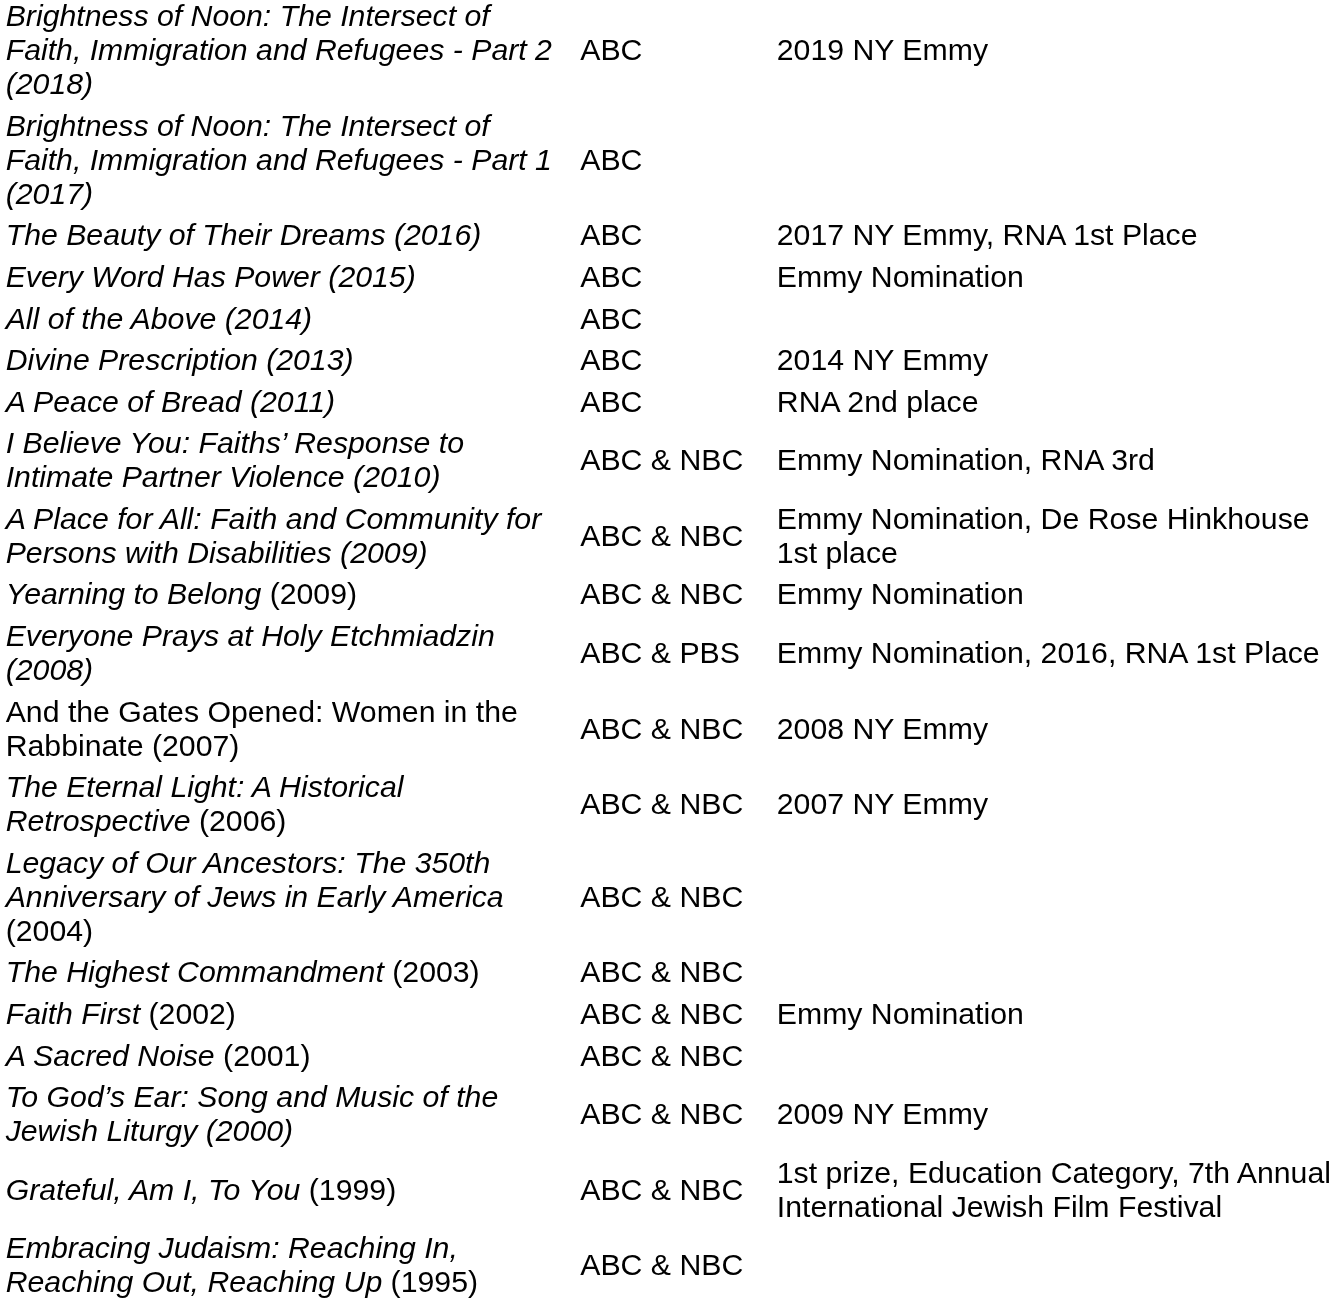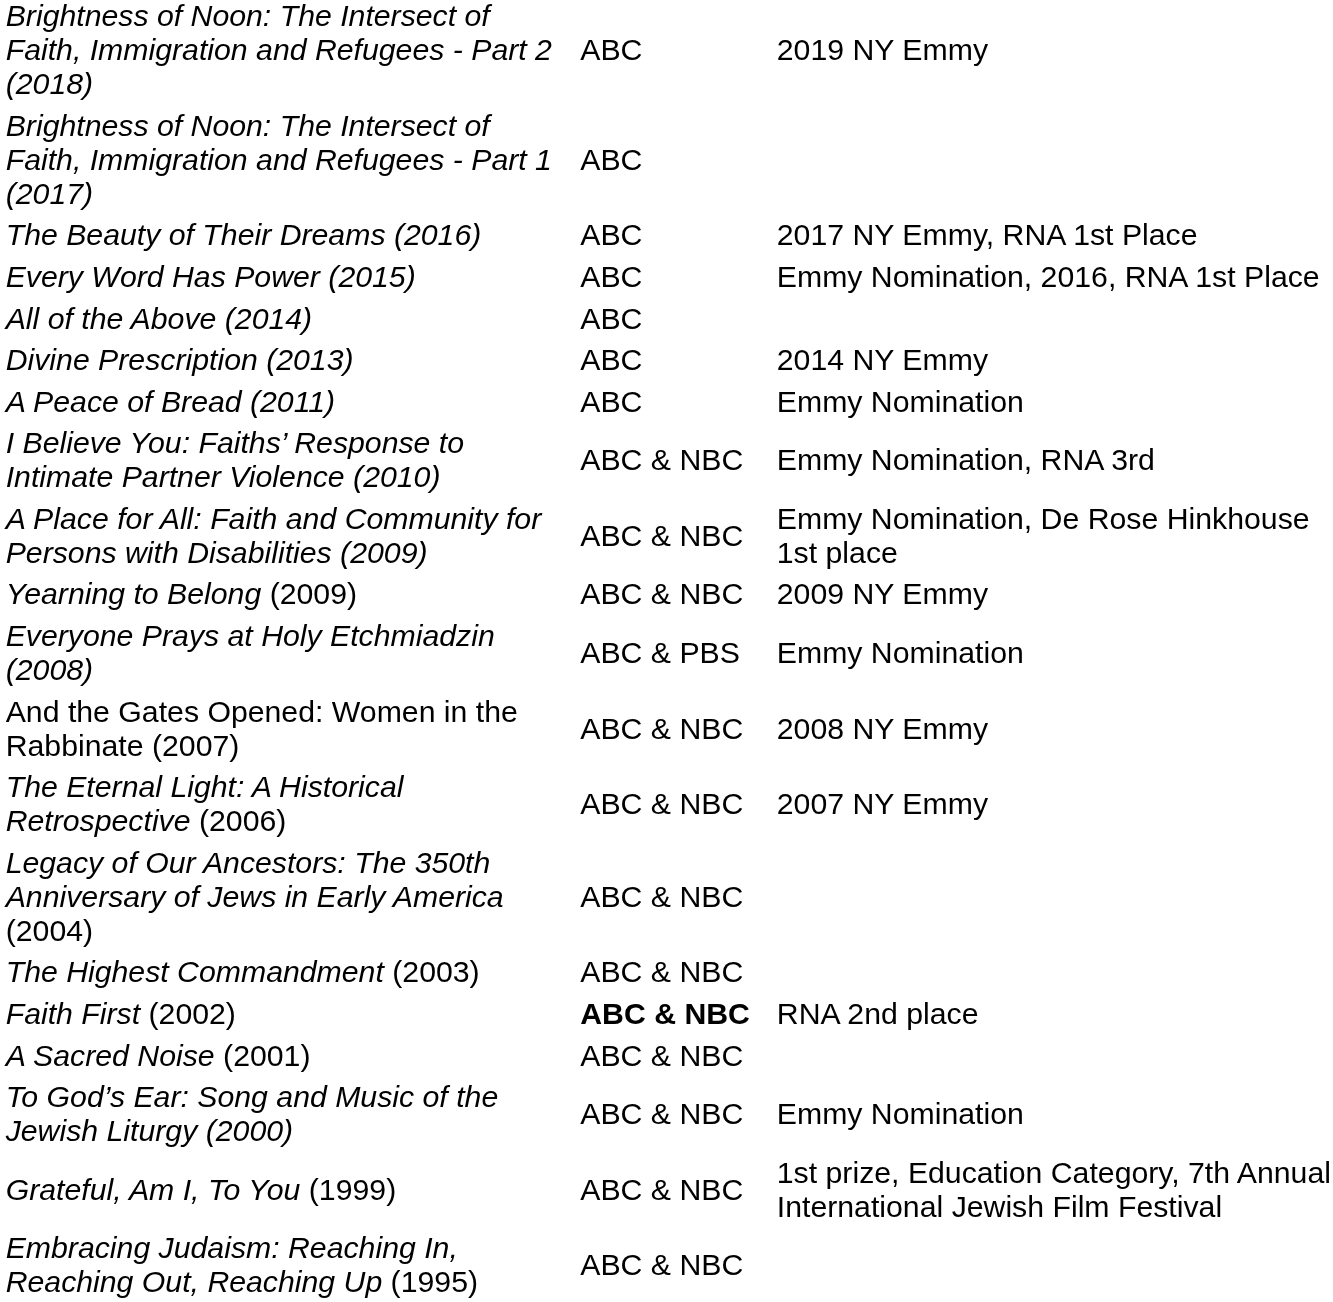(900, 277) Emmy Nomination -> (1048, 277) Emmy Nomination, 2016, RNA 1st Place
(878, 401) RNA 2nd place -> (900, 401) Emmy Nomination
(900, 594) Emmy Nomination -> (882, 594) 2009 NY Emmy
(1048, 653) Emmy Nomination, 2016, RNA 1st Place -> (900, 653) Emmy Nomination
(662, 1014) normal -> (665, 1014) bold
(900, 1014) Emmy Nomination -> (878, 1014) RNA 2nd place
(882, 1114) 2009 NY Emmy -> (900, 1114) Emmy Nomination
